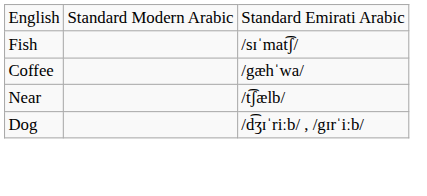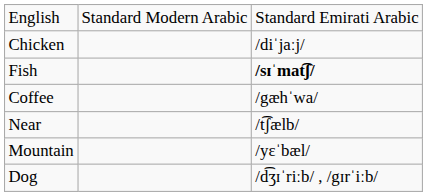+ row: (36, 44)
(270, 44) normal -> (285, 71) bold
+ row: (41, 151)
